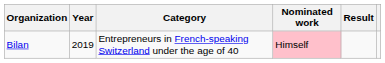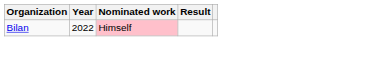- column: (185, 17)
(83, 44) 2019 -> (83, 28) 2022
